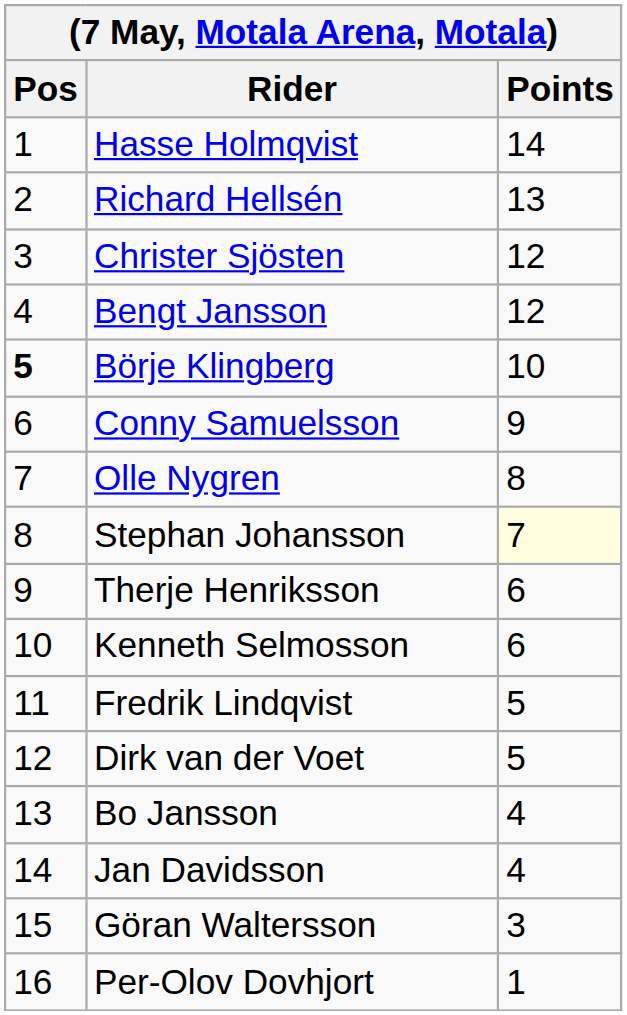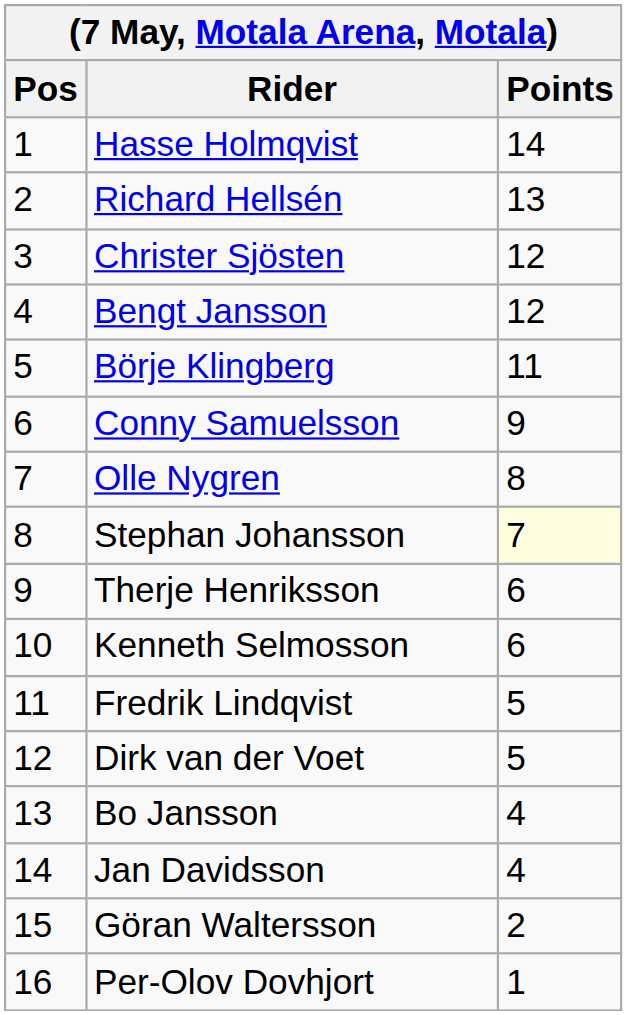(23, 367) bold -> (23, 367) normal
(526, 367) 10 -> (524, 367) 11
(516, 925) 3 -> (516, 925) 2
